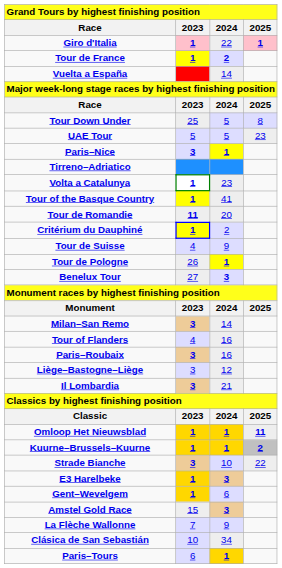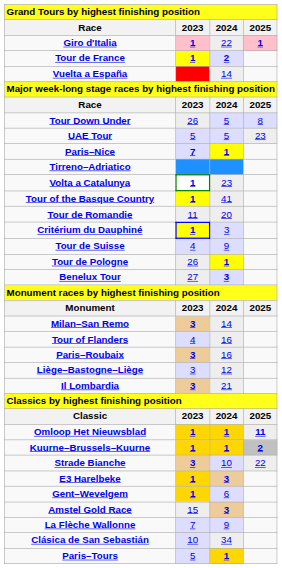(193, 120) 25 -> (193, 120) 26
(193, 151) 3 -> (193, 151) 7
(193, 214) bold -> (193, 214) normal
(227, 230) 2 -> (227, 230) 3
(193, 556) 6 -> (193, 556) 5
